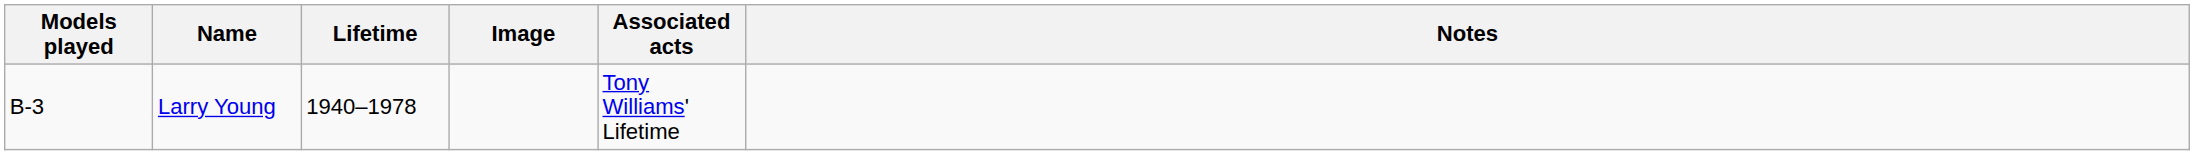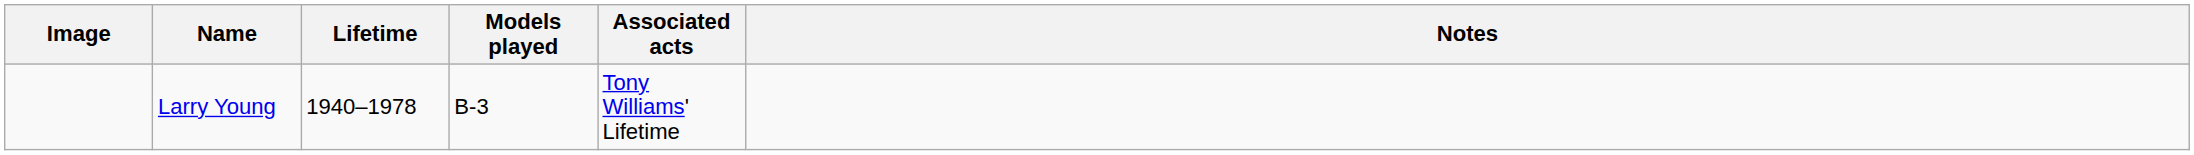columns swapped: (523, 34) <-> (79, 34)
